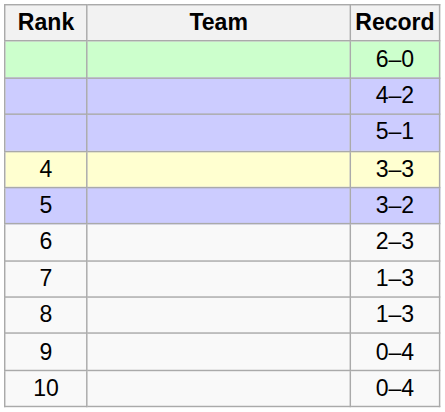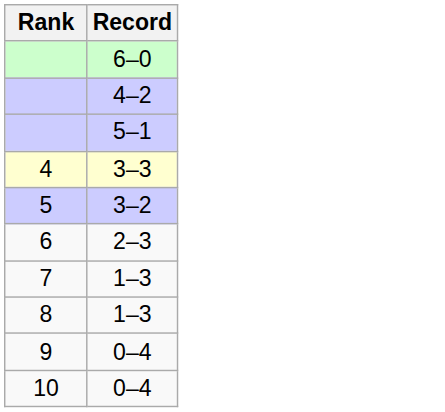- column: (219, 22)
